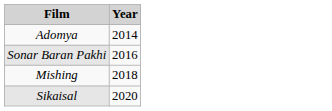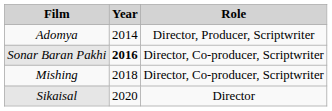+ column: (234, 14)
(125, 55) normal -> (125, 55) bold
